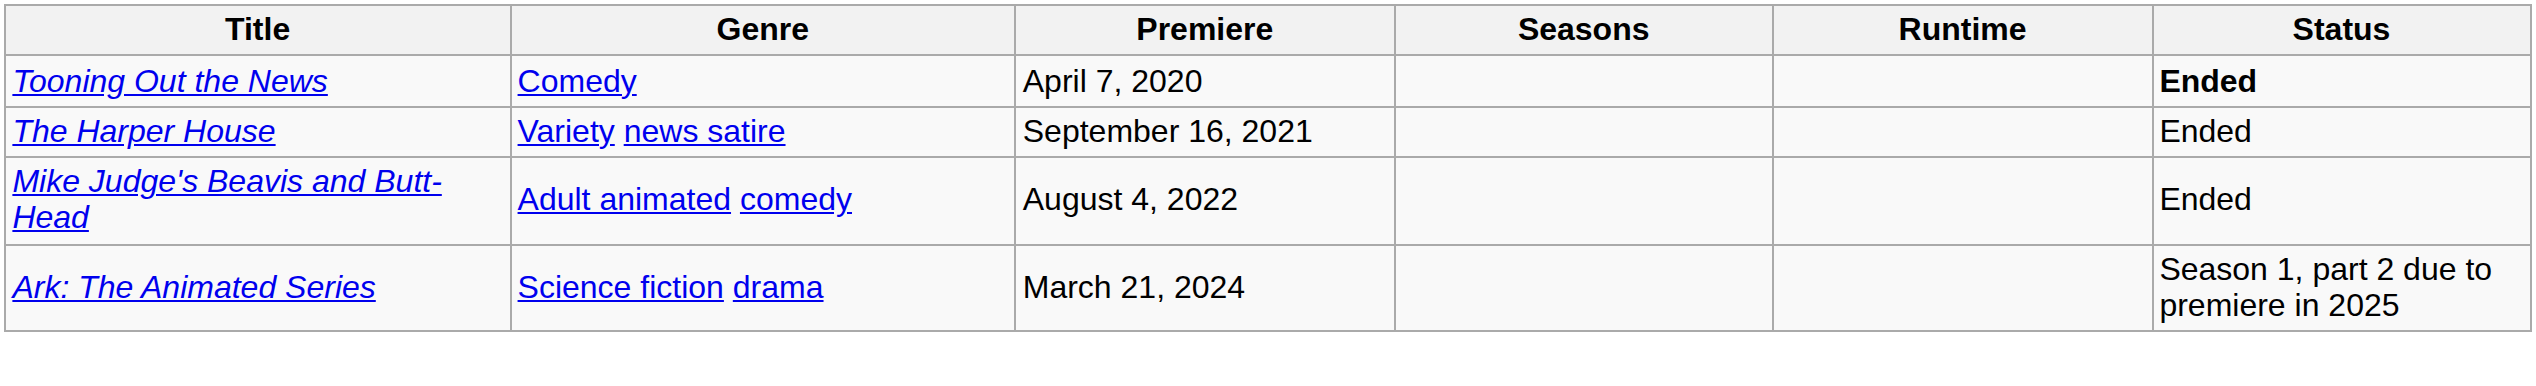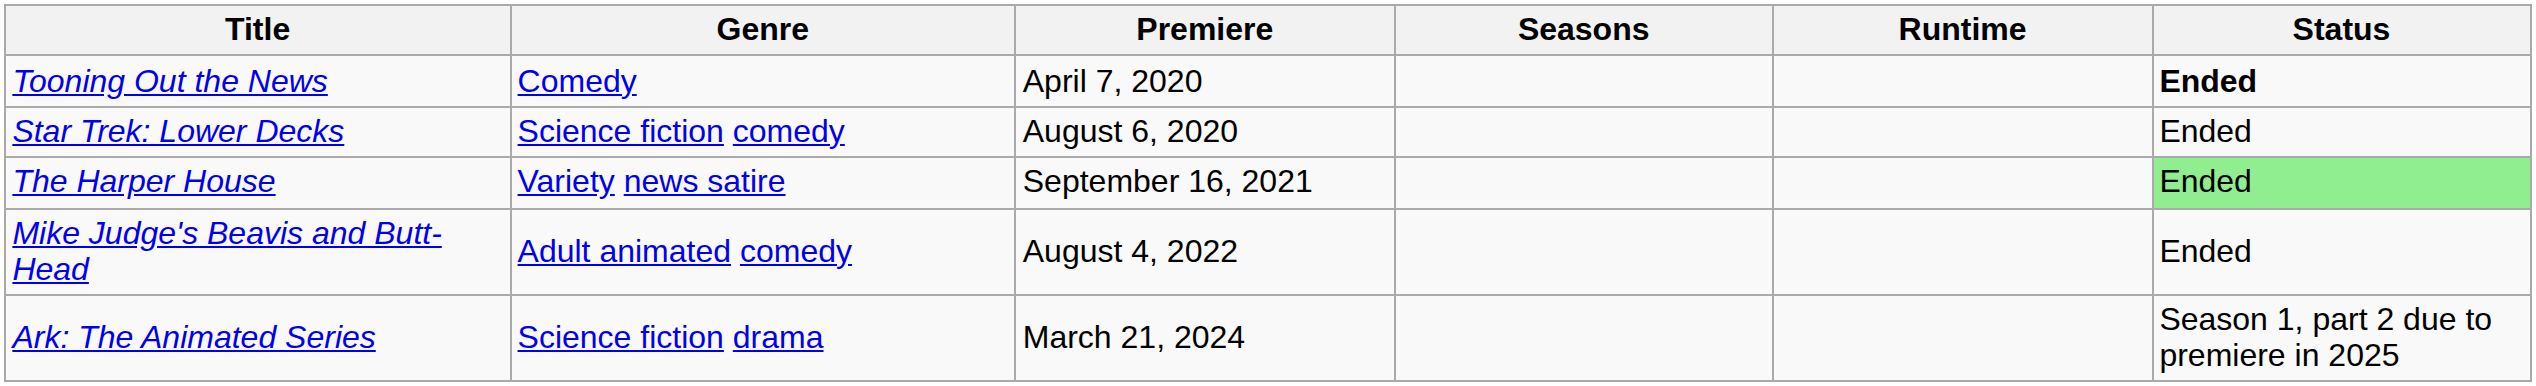+ row: (178, 131)
(2206, 131) no background -> (2206, 182) lightgreen background
